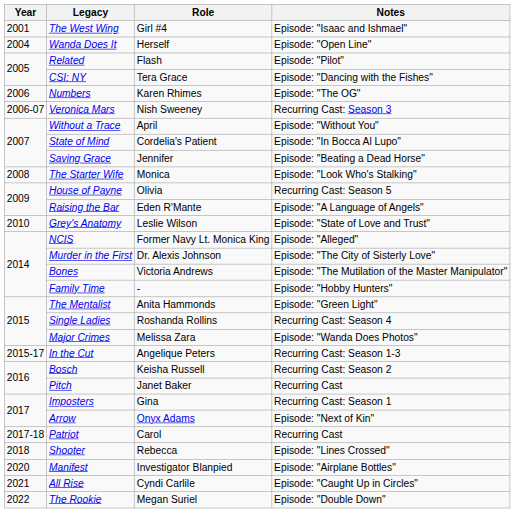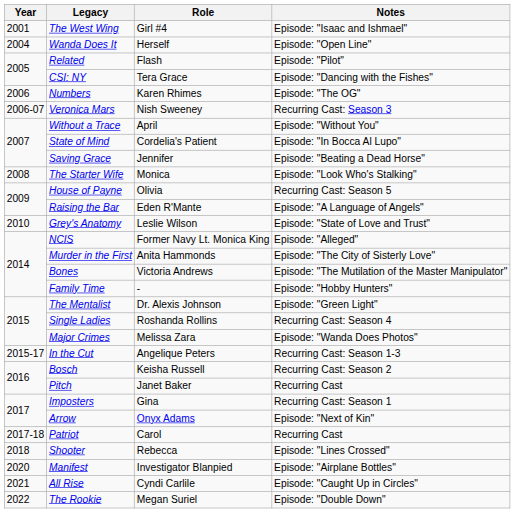(179, 256) Dr. Alexis Johnson -> (176, 256) Anita Hammonds
(176, 304) Anita Hammonds -> (179, 304) Dr. Alexis Johnson
